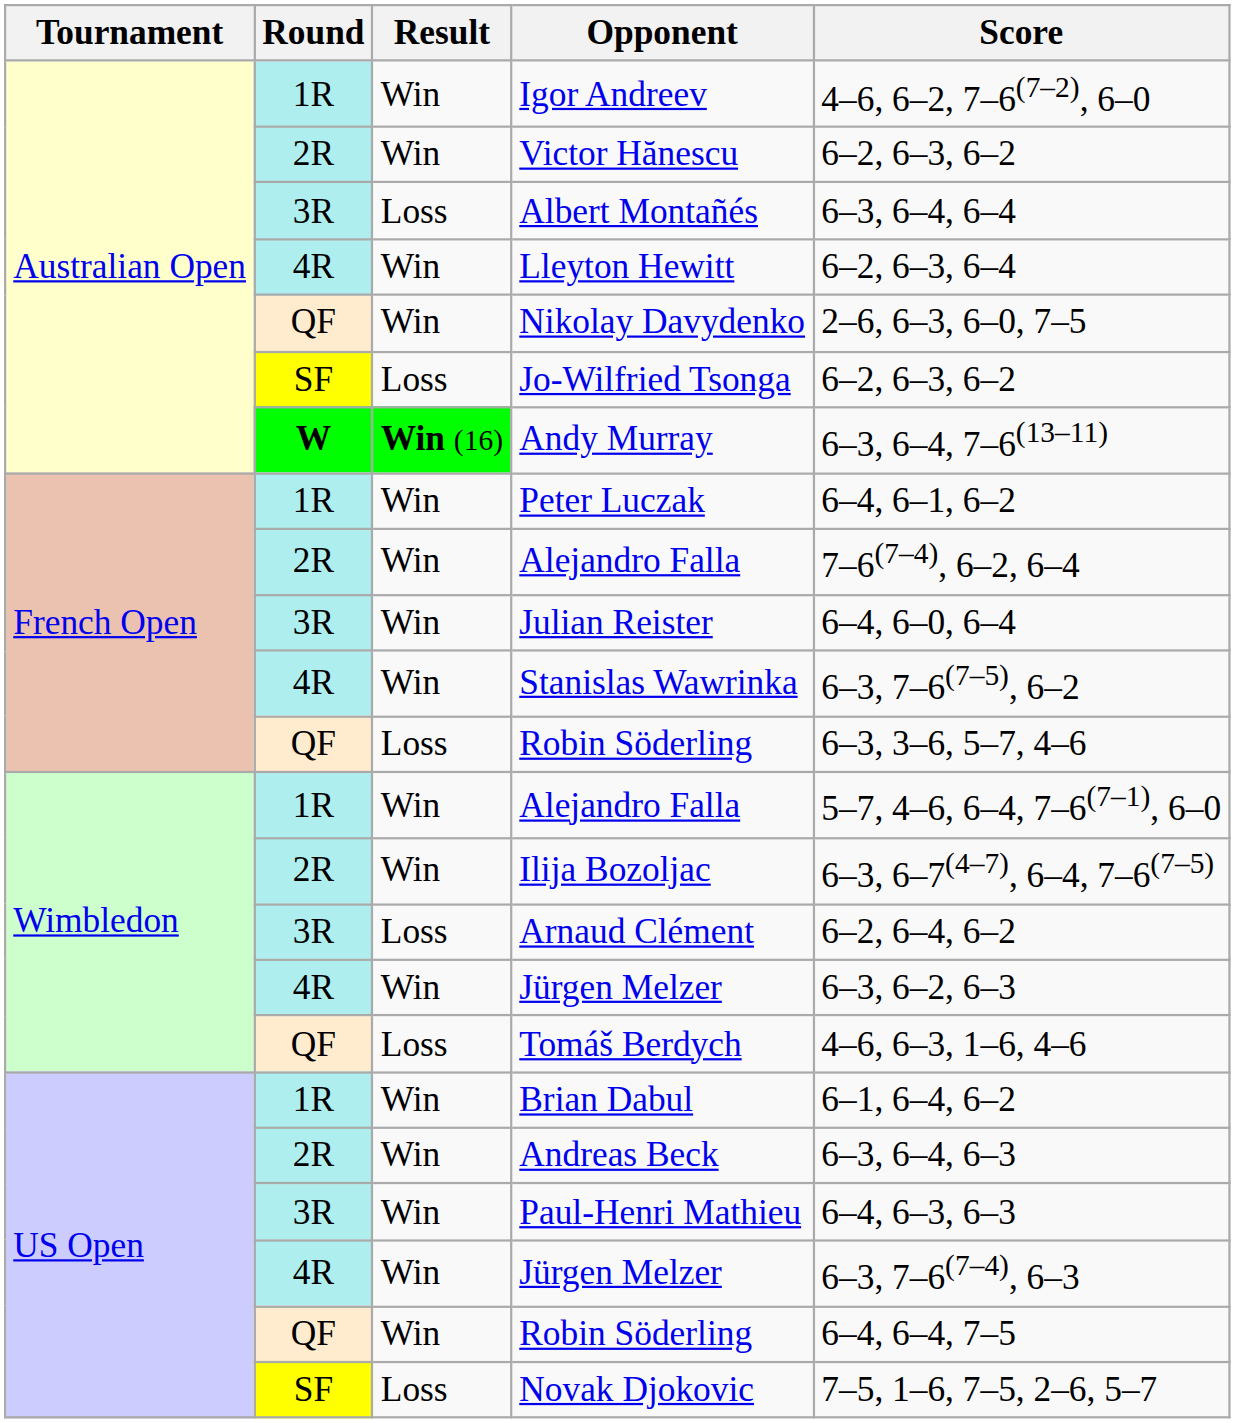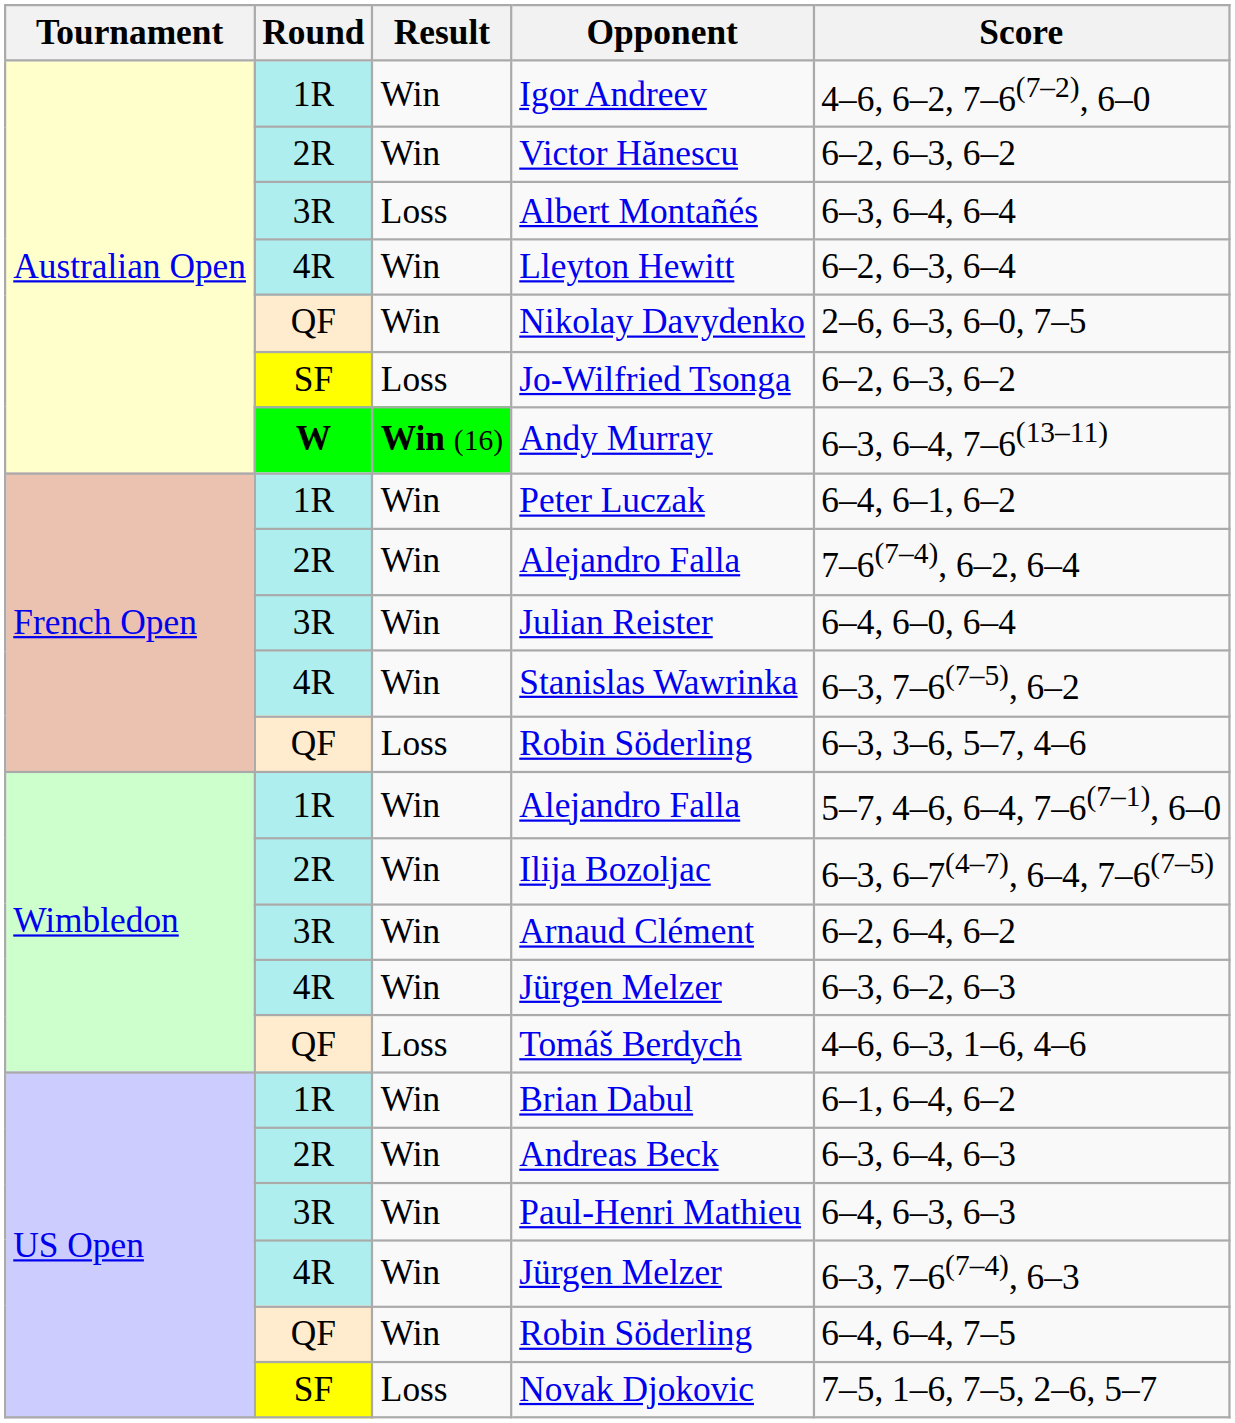(414, 931) Loss -> (411, 931) Win
